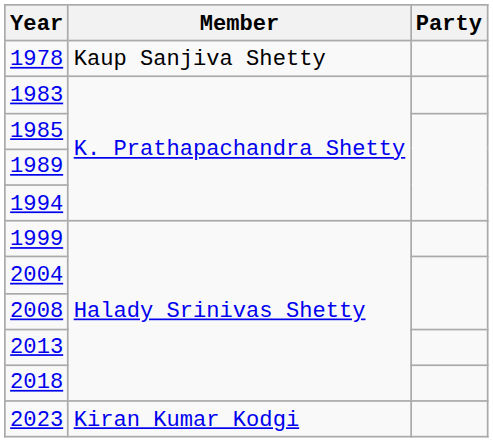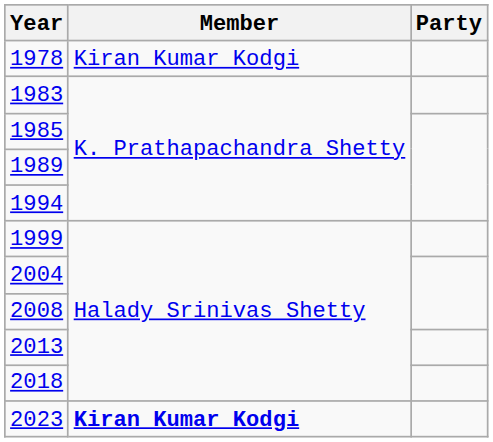(200, 59) Kaup Sanjiva Shetty -> (186, 59) Kiran Kumar Kodgi
(186, 419) normal -> (186, 419) bold
